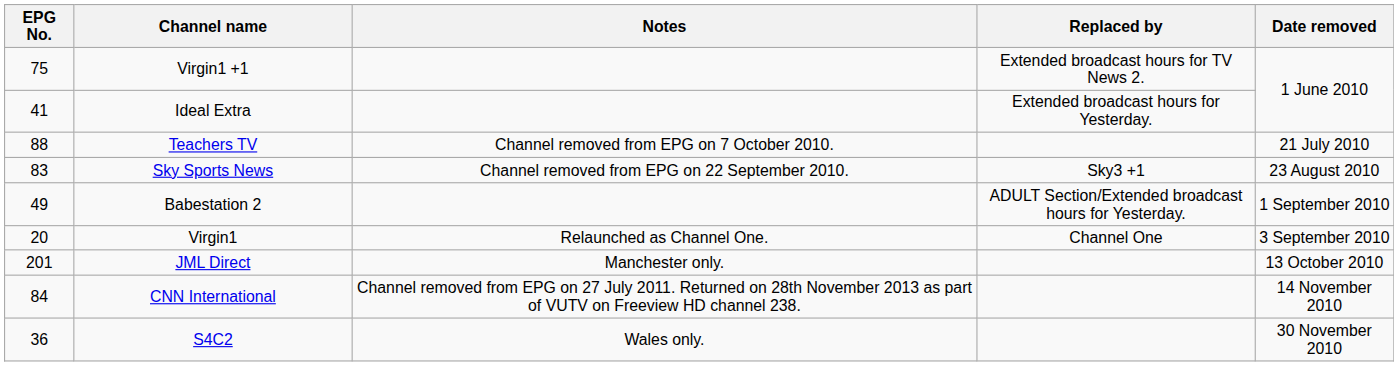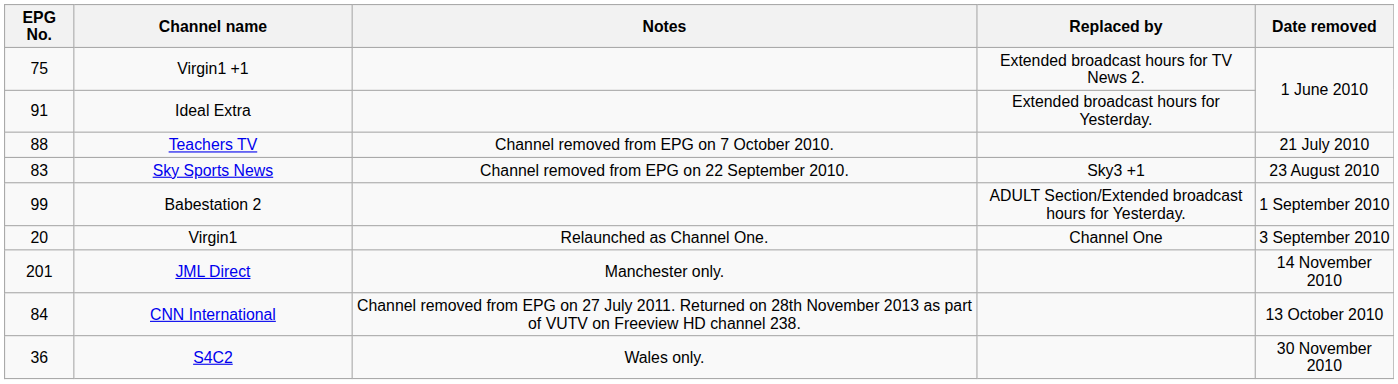(39, 112) 41 -> (39, 112) 91
(39, 204) 49 -> (39, 204) 99
(1324, 263) 13 October 2010 -> (1324, 272) 14 November 2010
(1324, 297) 14 November 2010 -> (1324, 314) 13 October 2010
